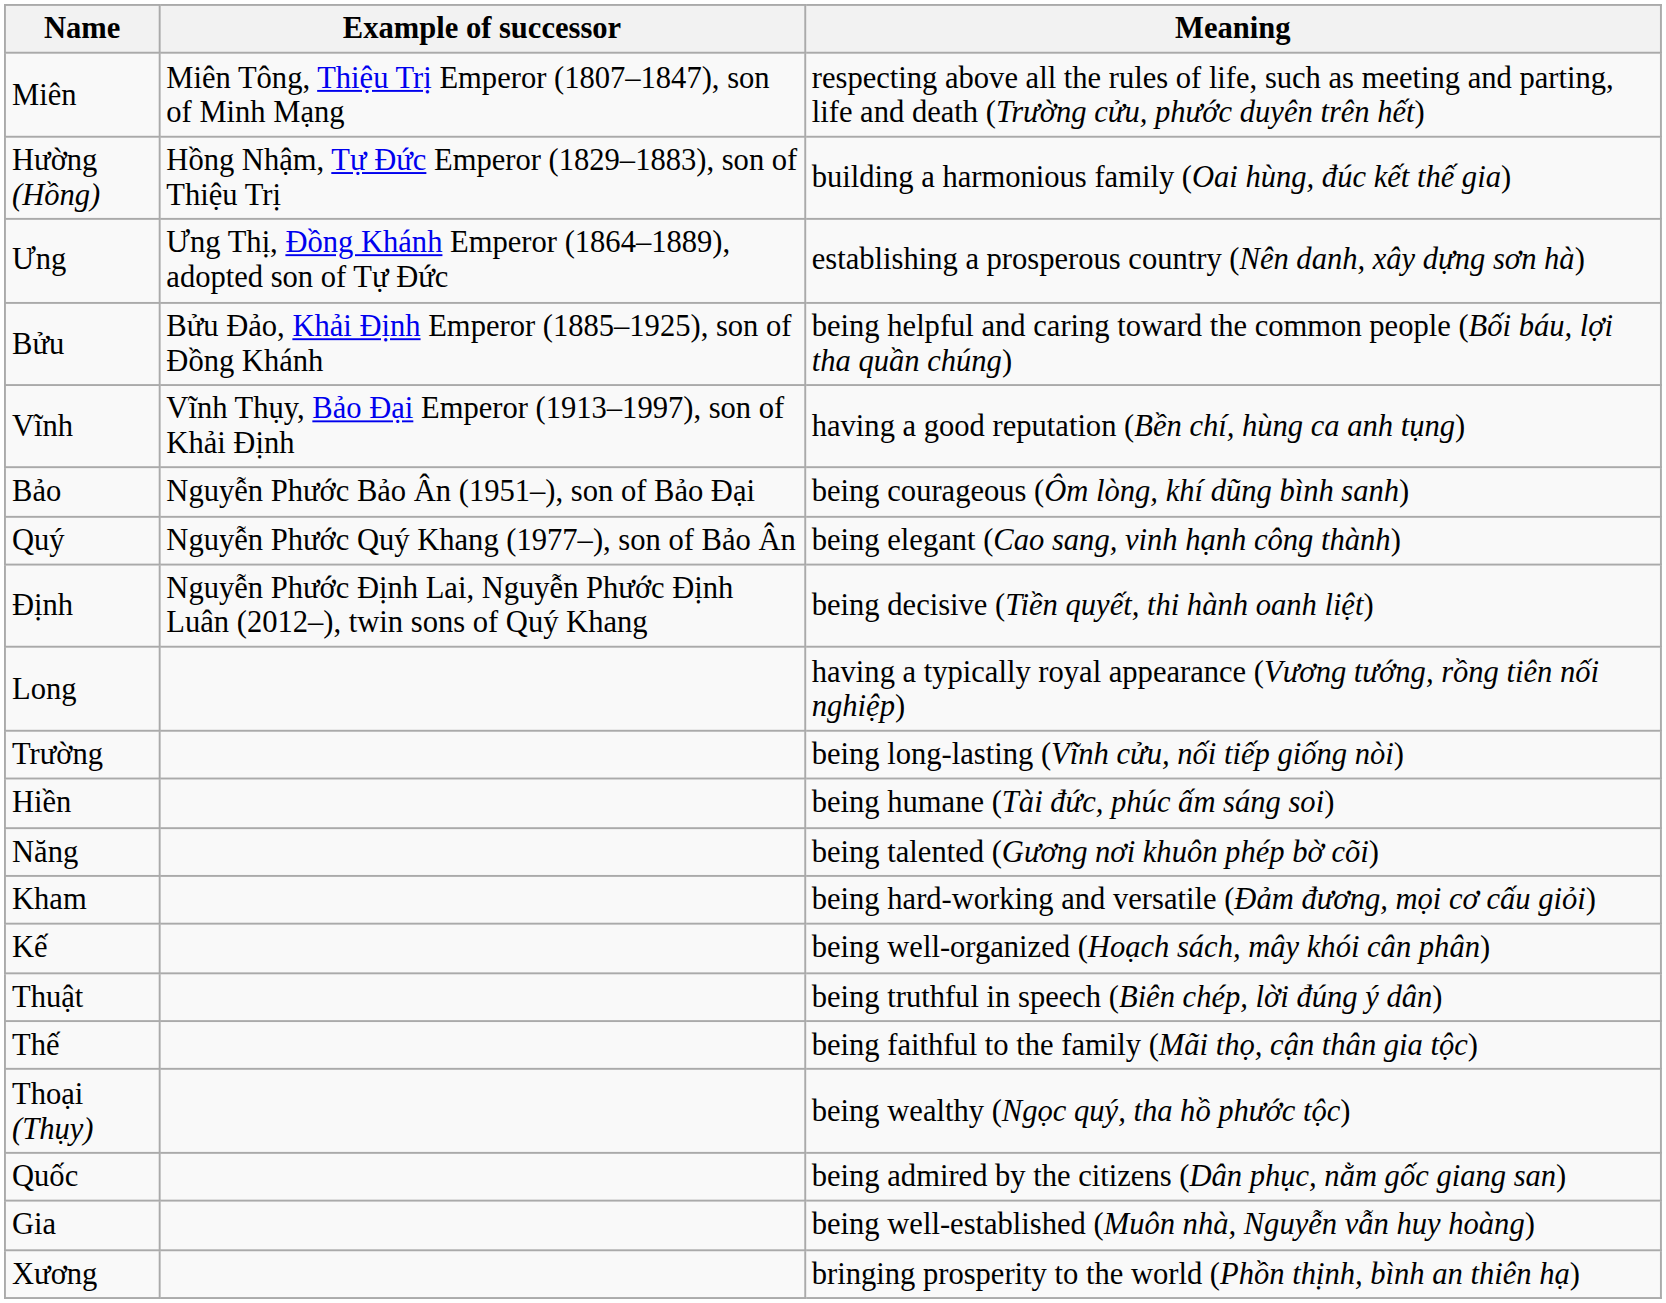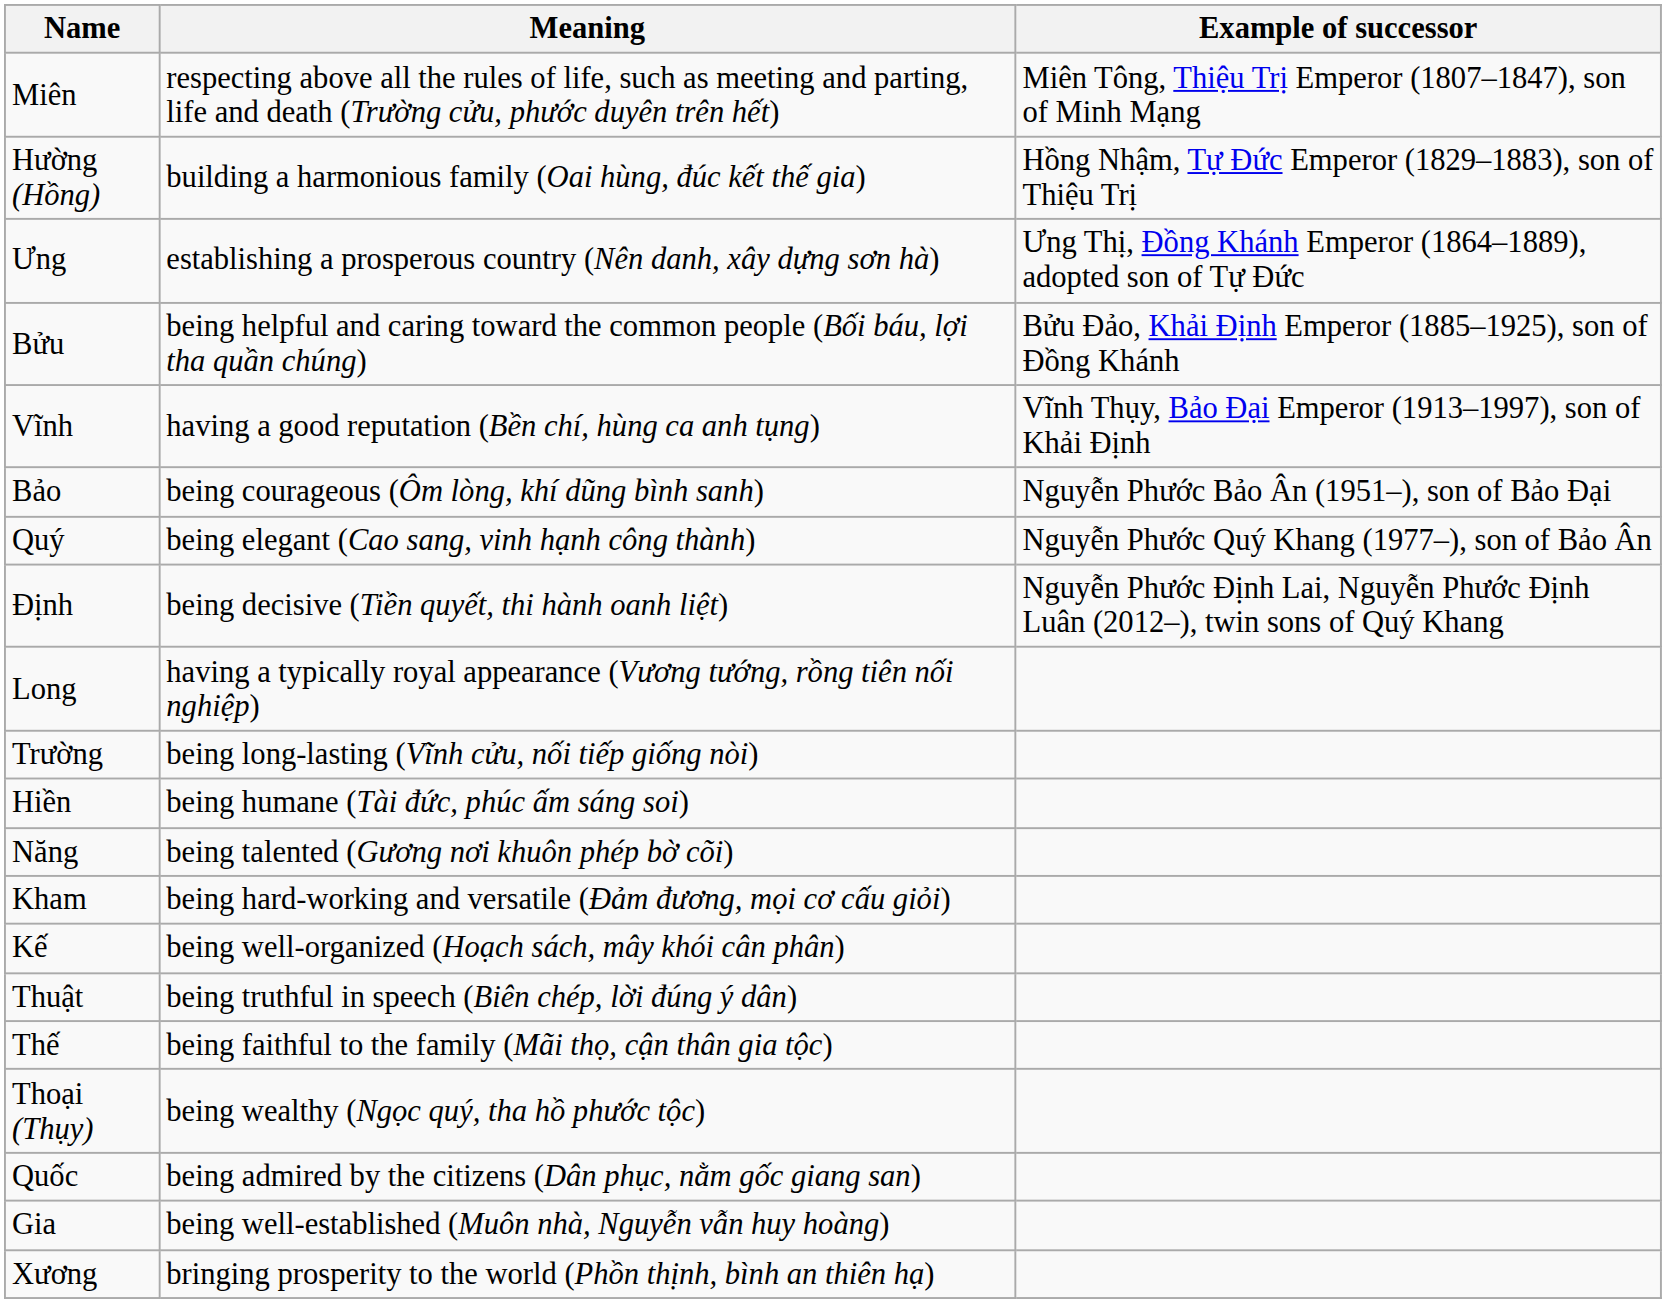columns swapped: (1233, 28) <-> (482, 28)
